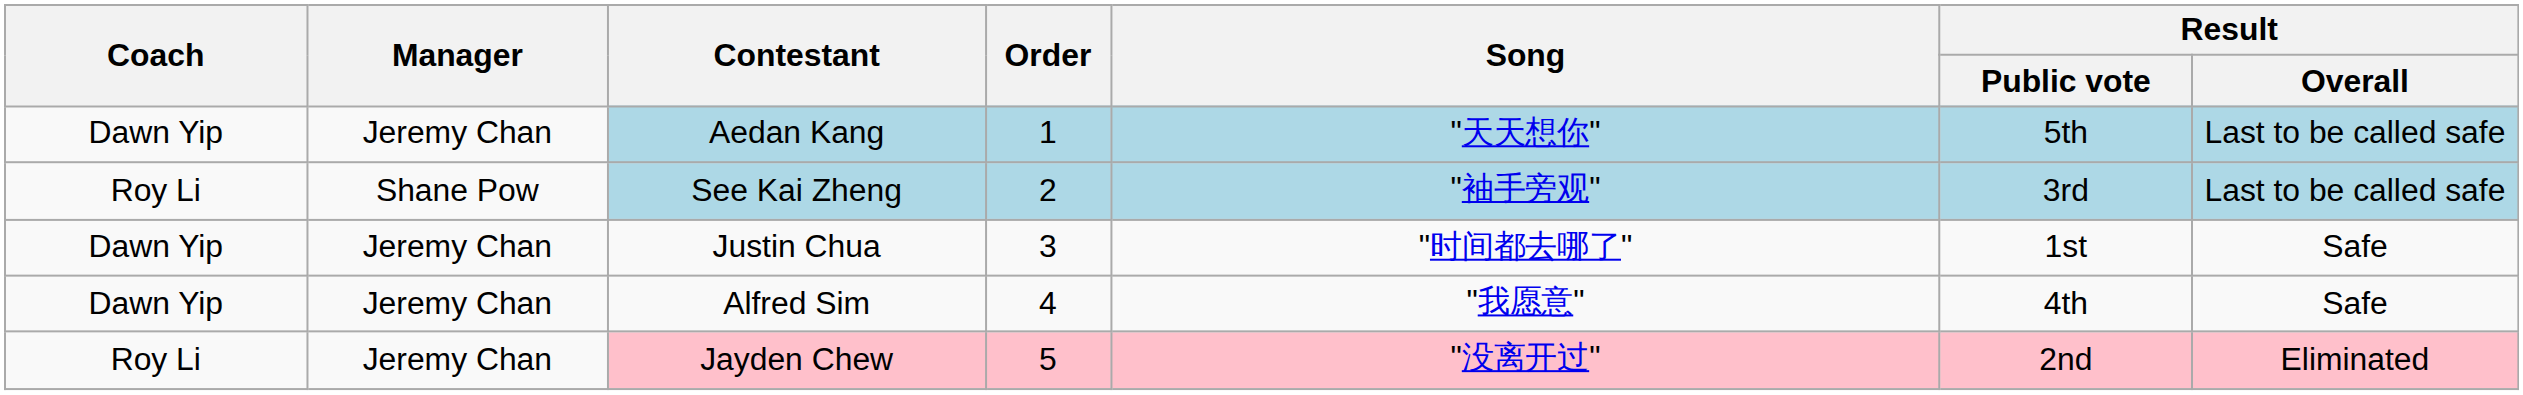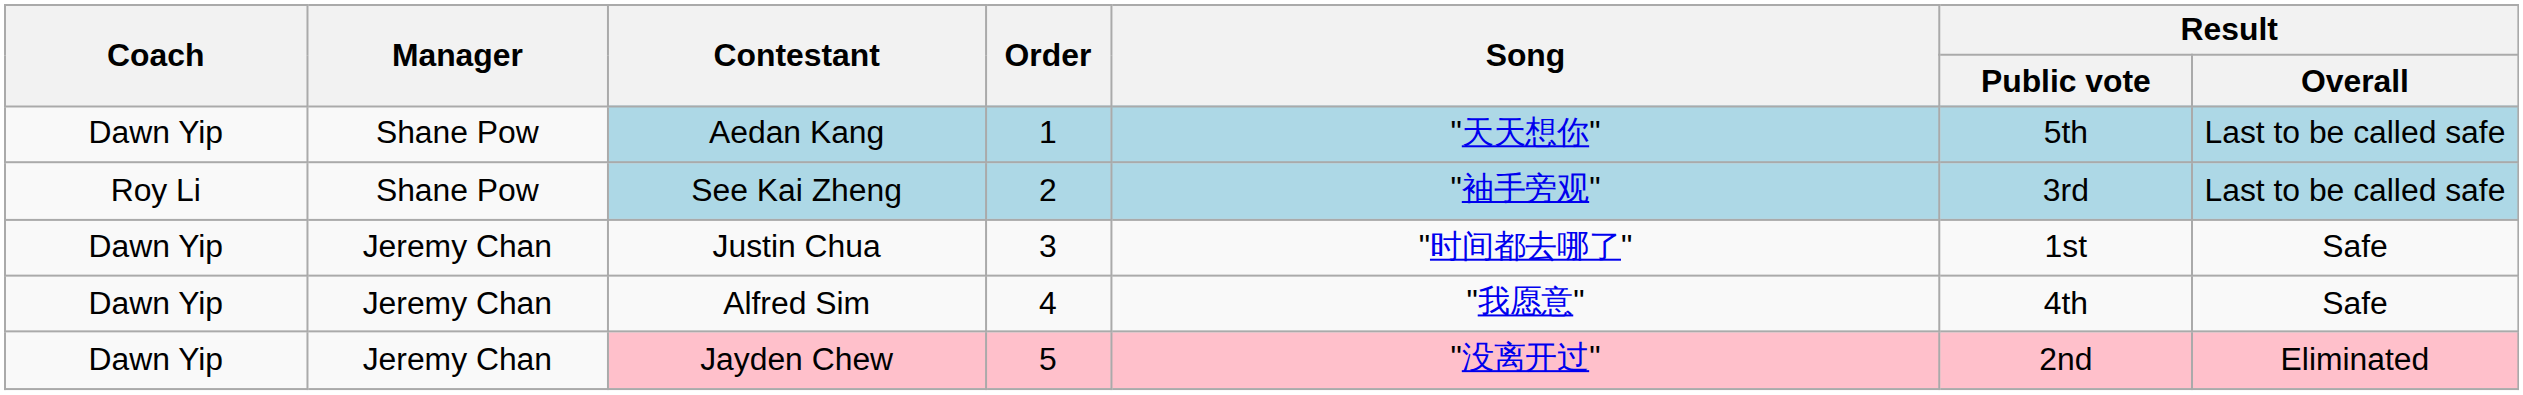(457, 133) Jeremy Chan -> (457, 133) Shane Pow
(156, 359) Roy Li -> (156, 359) Dawn Yip
